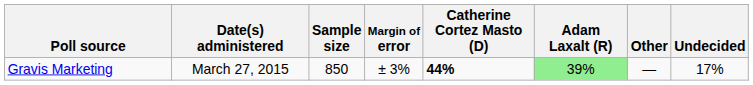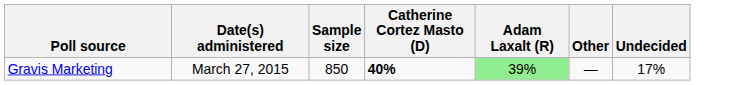- column: (394, 39)
(440, 68) 44% -> (382, 68) 40%
